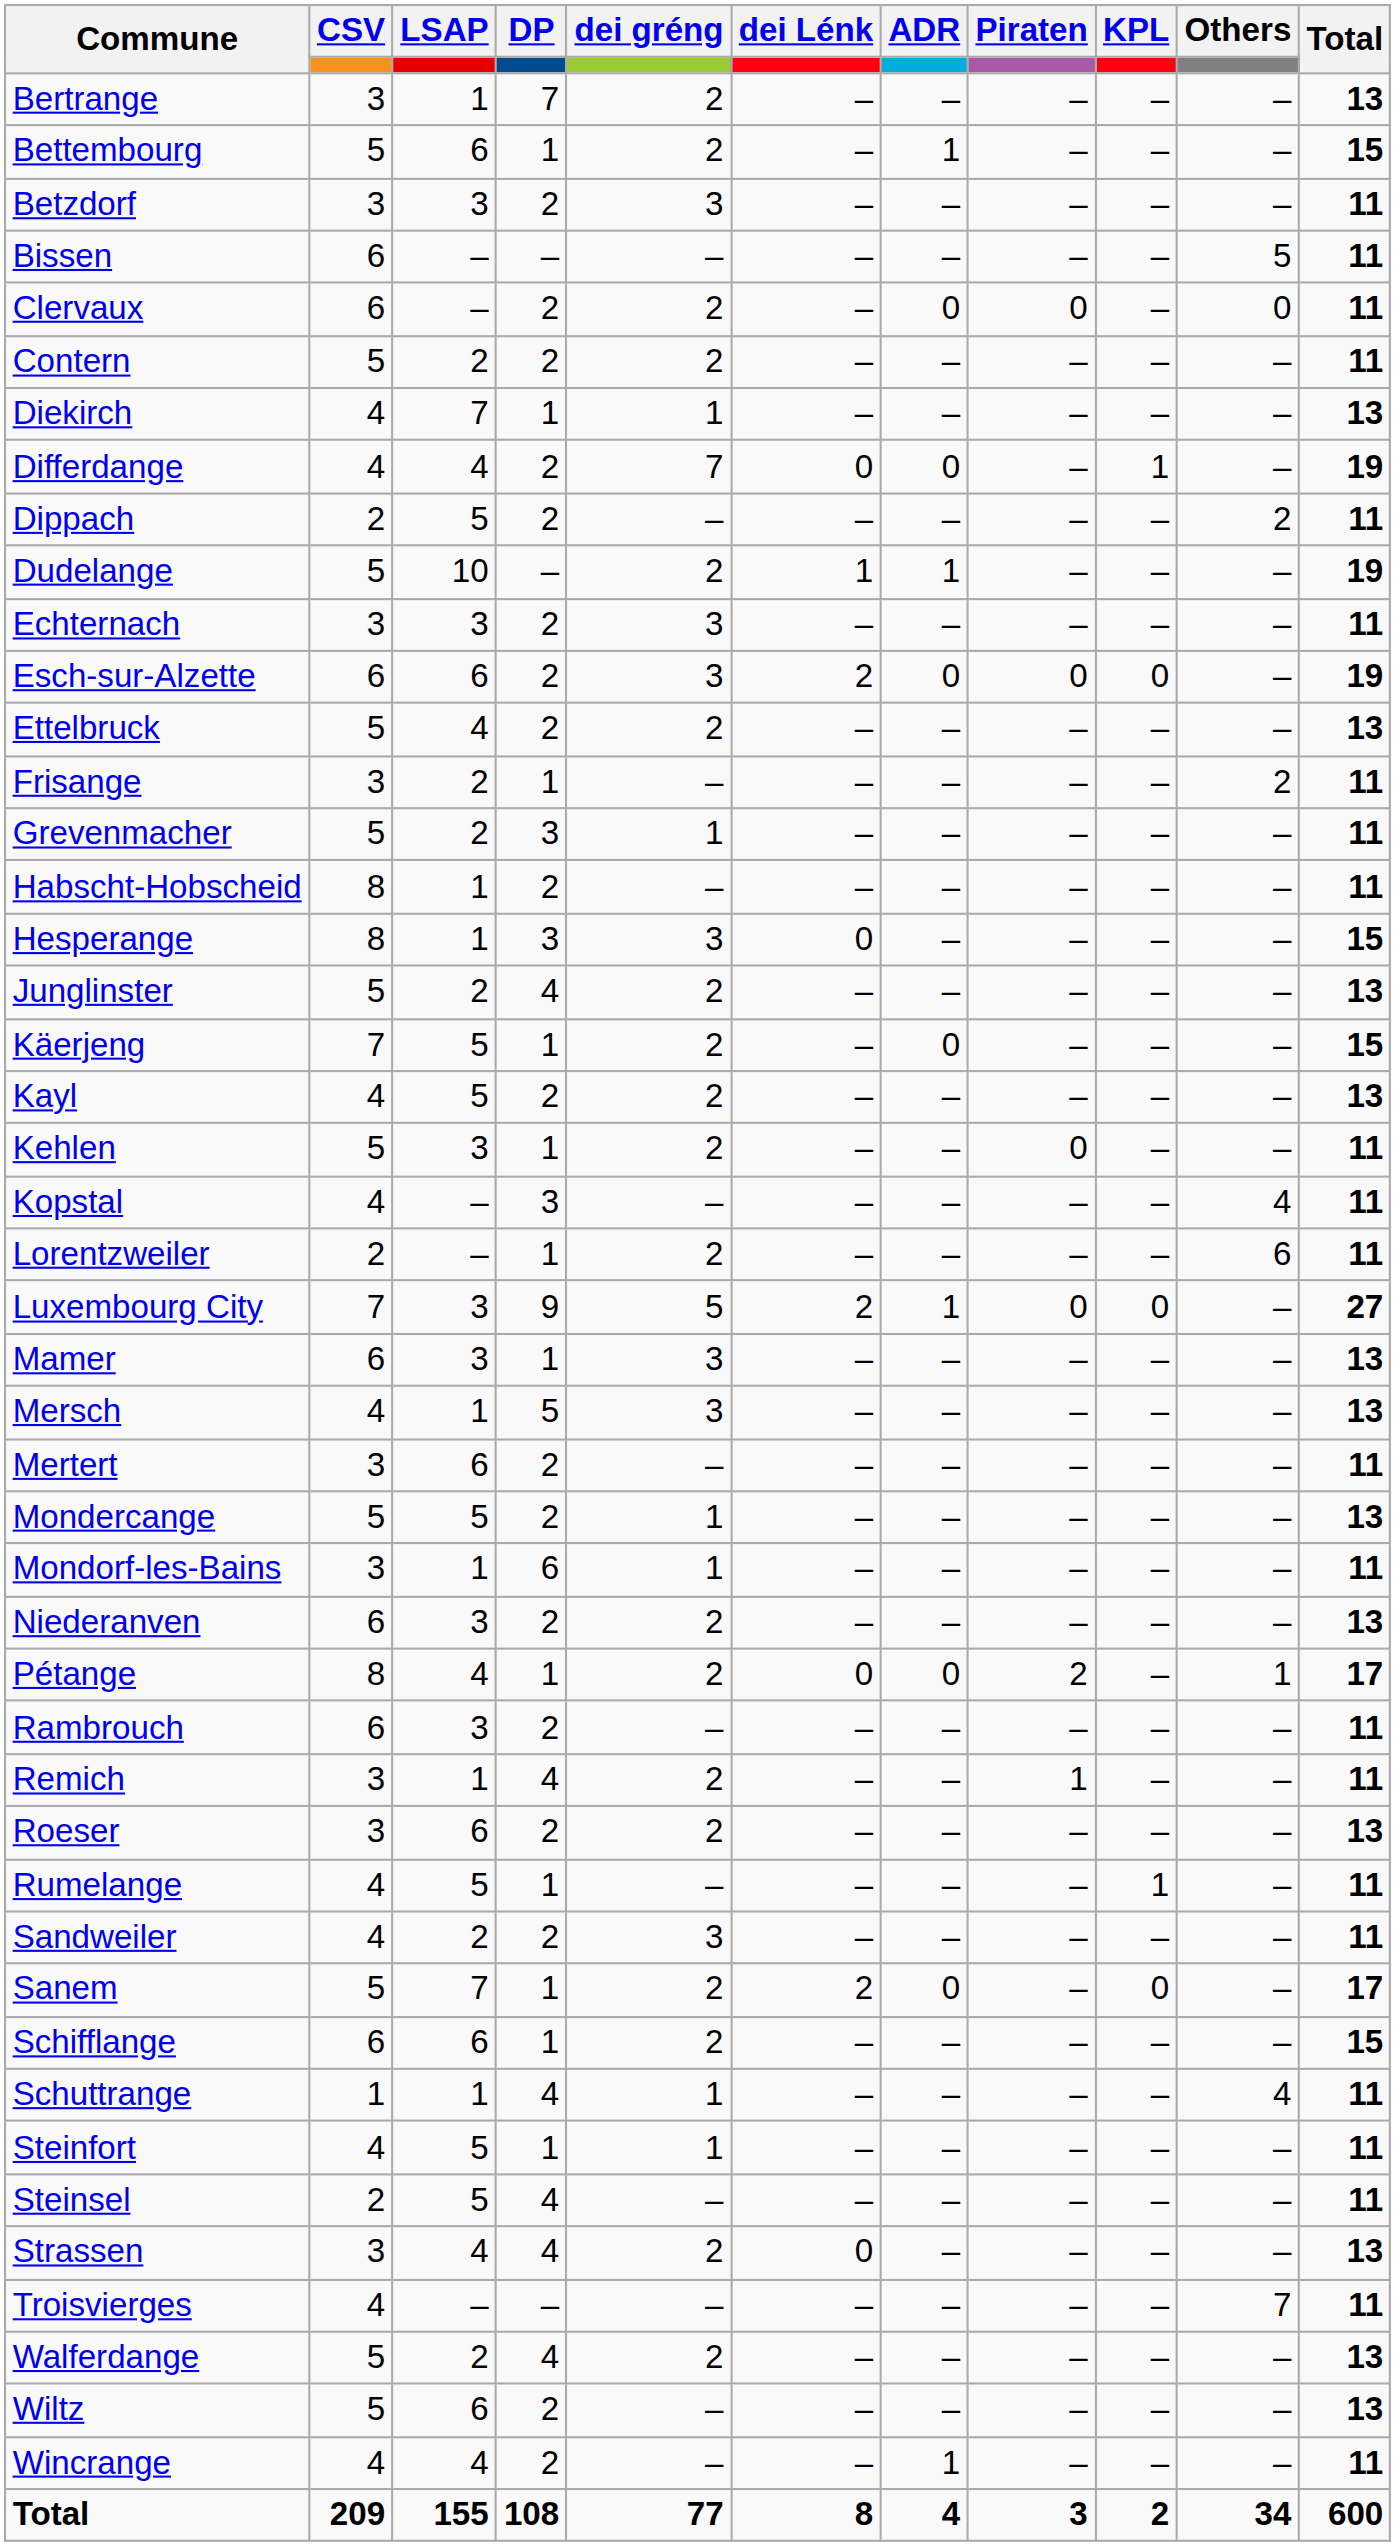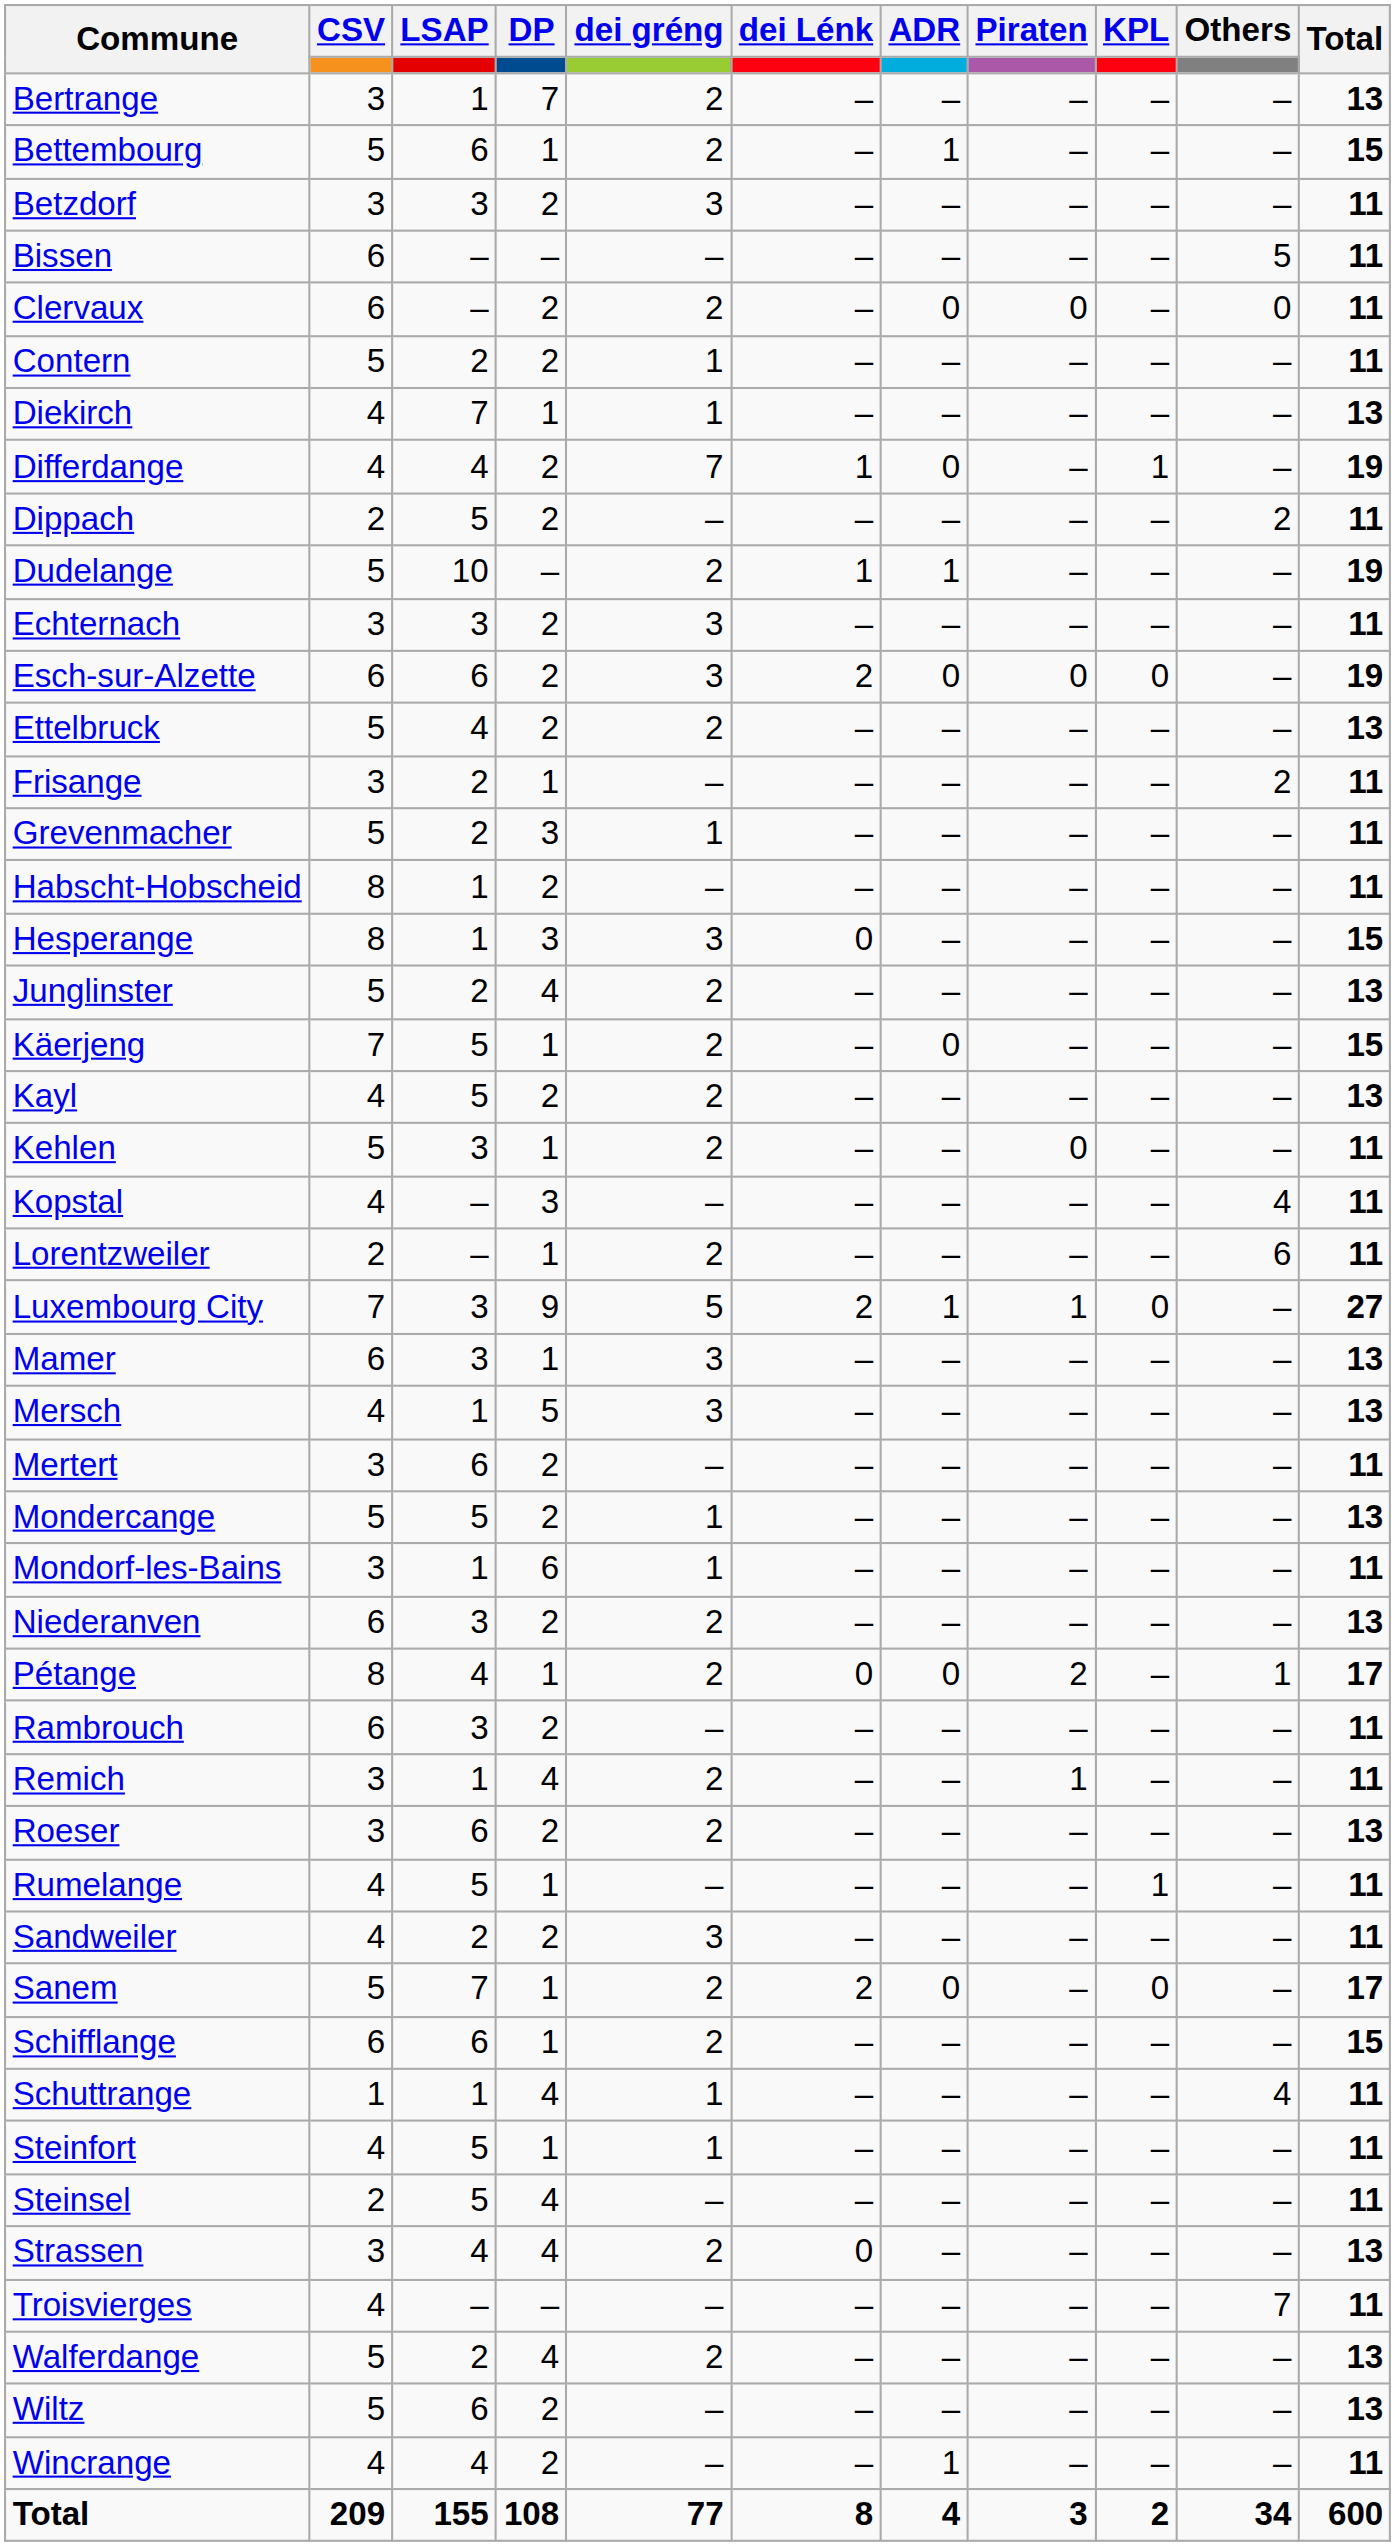(714, 361) 2 -> (714, 361) 1
(864, 466) 0 -> (864, 466) 1
(1079, 1306) 0 -> (1079, 1306) 1
